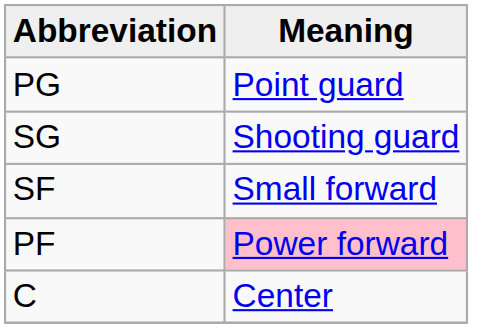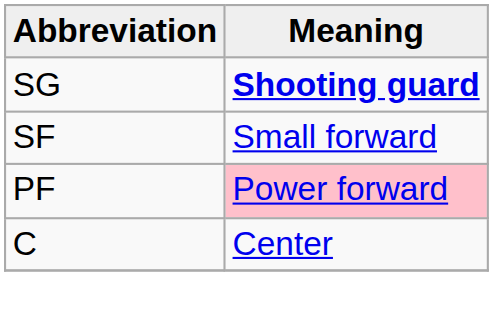- row: (37, 84)
(346, 137) normal -> (356, 84) bold
